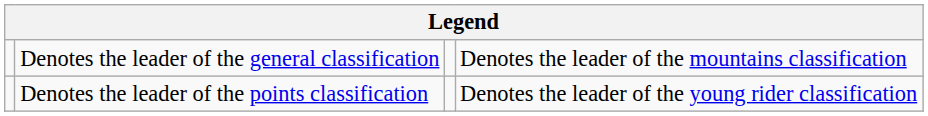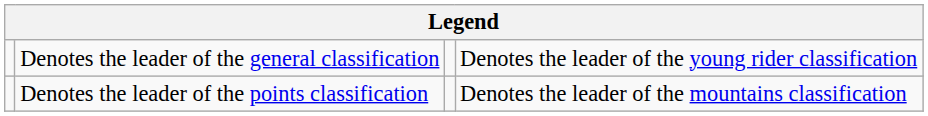(683, 57) Denotes the leader of the mountains classification -> (689, 57) Denotes the leader of the young rider classification
(689, 93) Denotes the leader of the young rider classification -> (683, 93) Denotes the leader of the mountains classification
